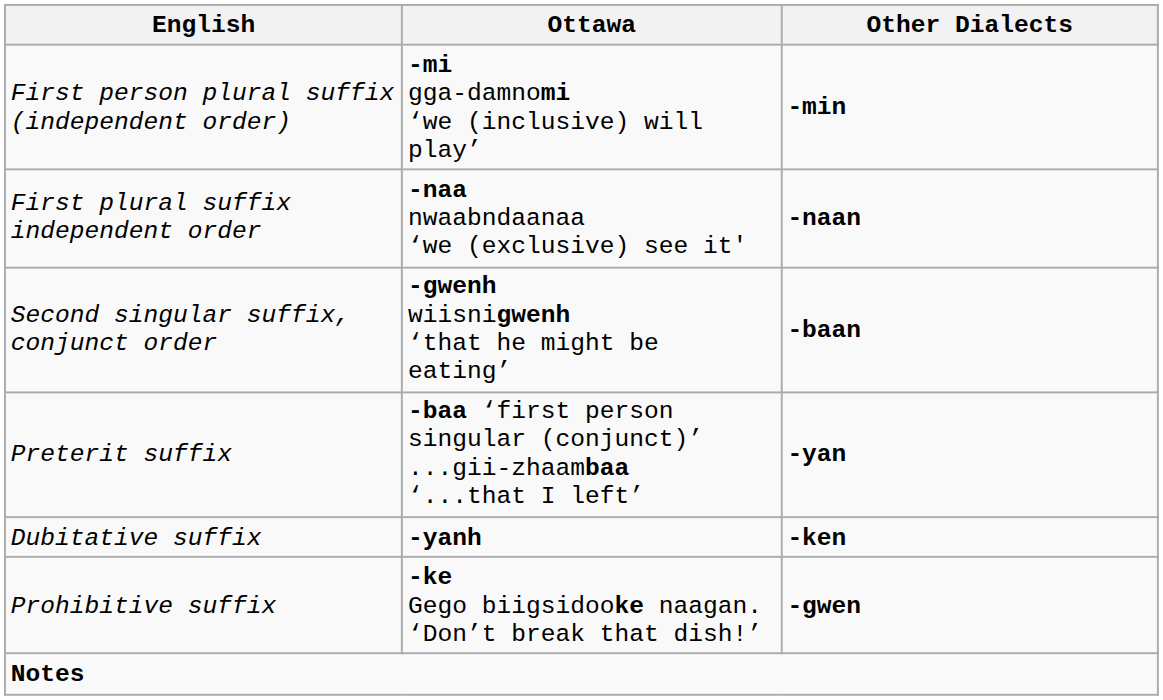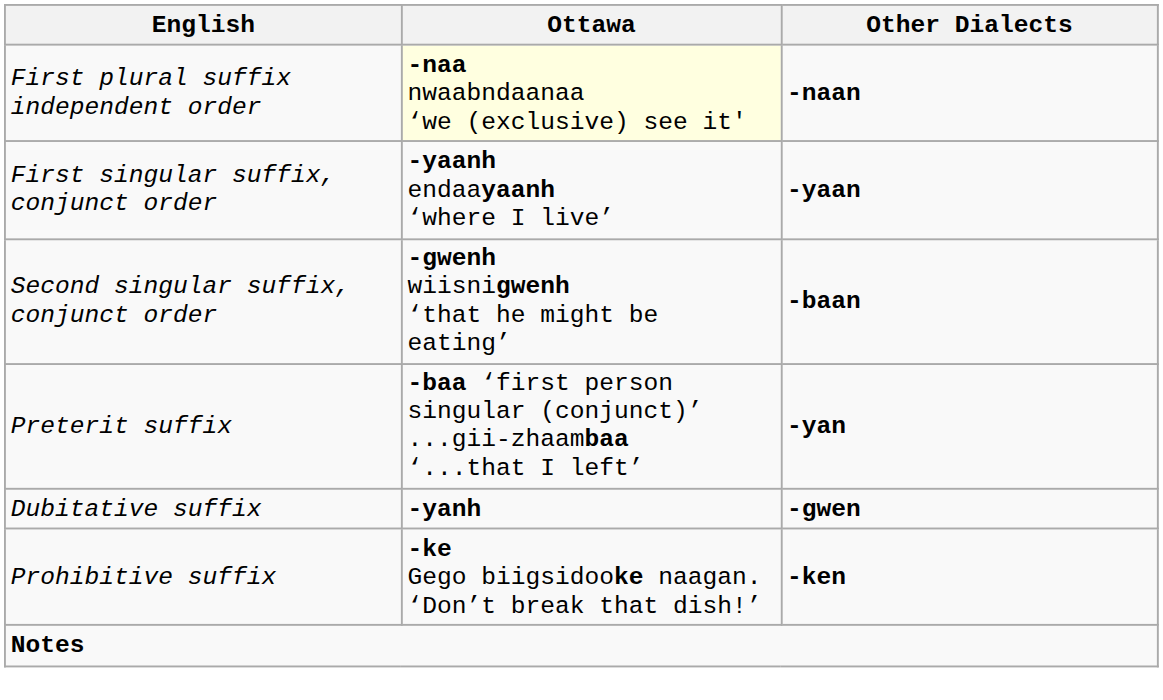- row: (202, 108)
(578, 218) no background -> (577, 93) lightyellow background
+ row: (173, 190)
(817, 537) -ken -> (824, 509) -gwen
(824, 605) -gwen -> (817, 577) -ken
